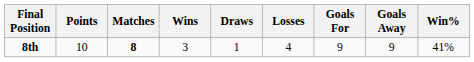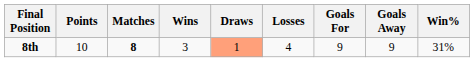(237, 47) no background -> (237, 47) lightsalmon background
(443, 47) 41% -> (443, 47) 31%
